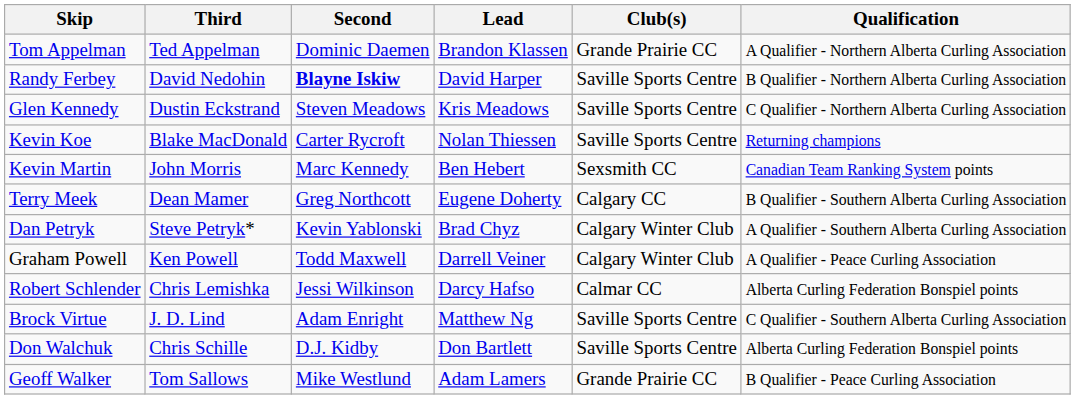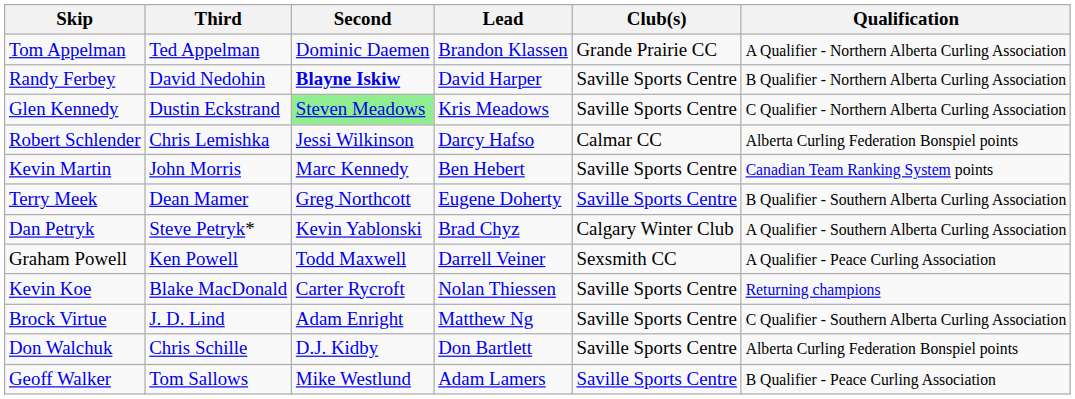(361, 109) no background -> (361, 109) lightgreen background
rows swapped: (50, 139) <-> (75, 288)
(627, 169) Sexsmith CC -> (657, 169) Saville Sports Centre
(621, 199) Calgary CC -> (657, 199) Saville Sports Centre
(655, 259) Calgary Winter Club -> (627, 259) Sexsmith CC
(647, 378) Grande Prairie CC -> (657, 378) Saville Sports Centre
